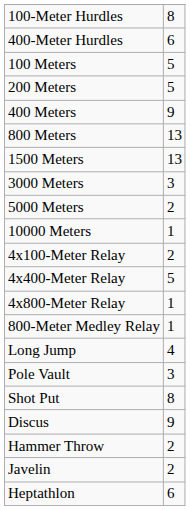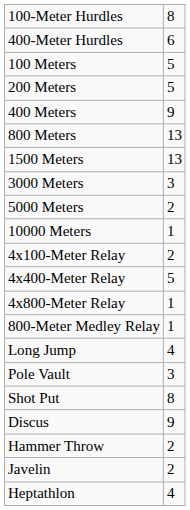(171, 493) 6 -> (171, 493) 4
